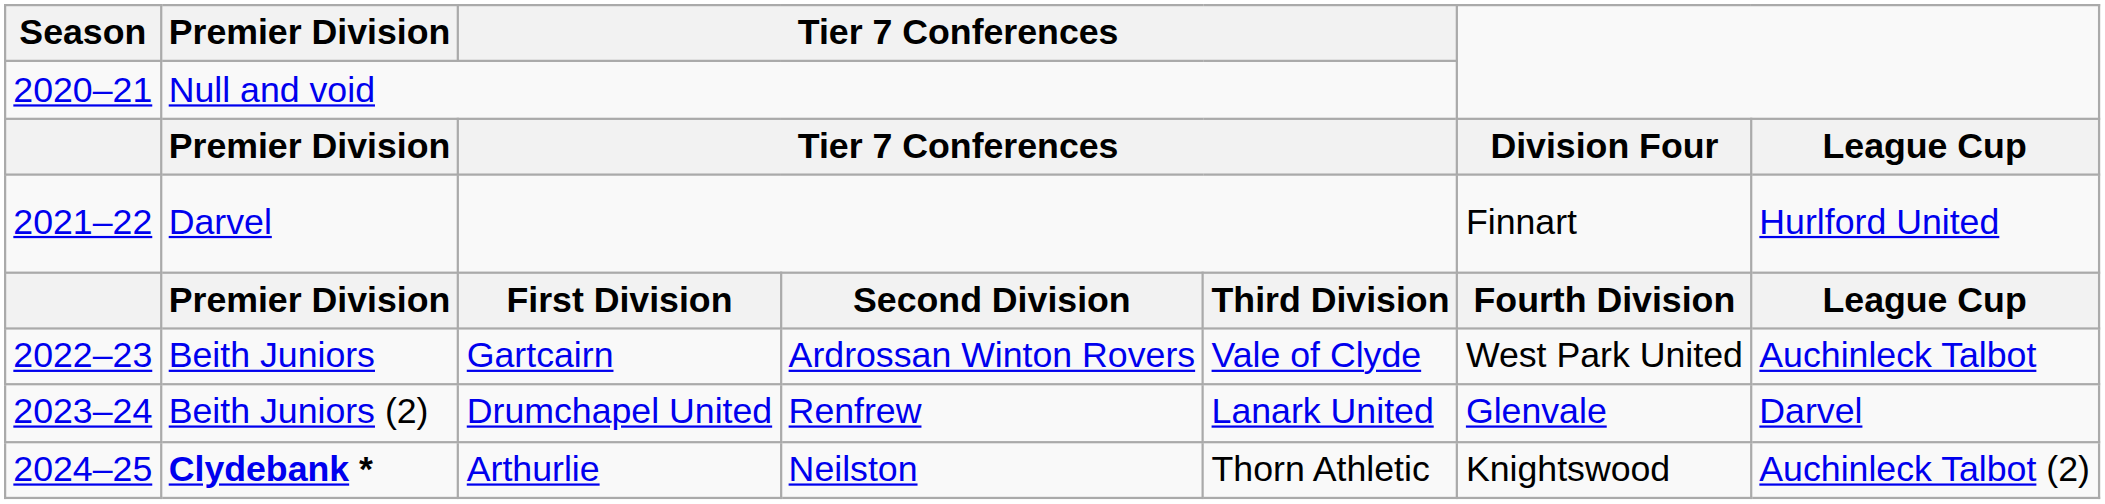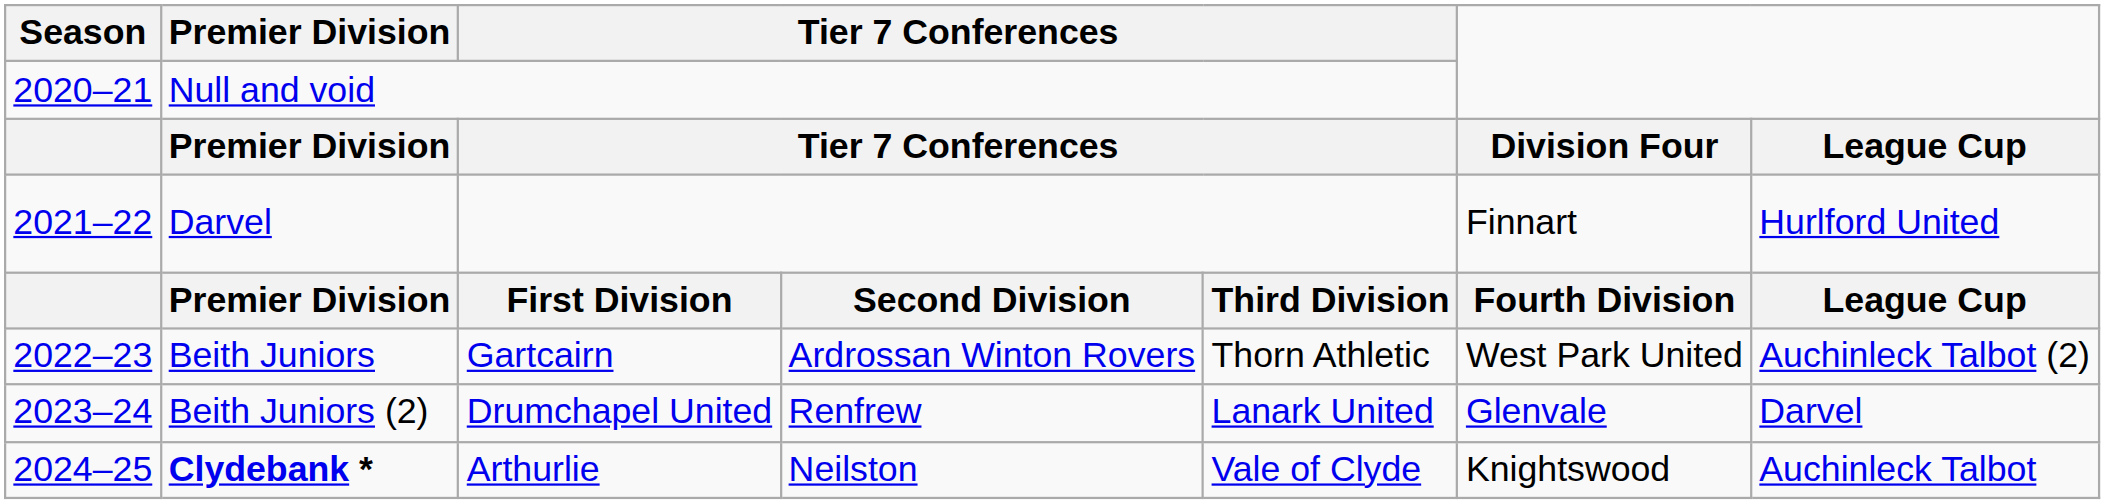(1316, 355) Vale of Clyde -> (1321, 355) Thorn Athletic
(1898, 355) Auchinleck Talbot -> (1925, 355) Auchinleck Talbot (2)
(1321, 469) Thorn Athletic -> (1316, 469) Vale of Clyde
(1925, 469) Auchinleck Talbot (2) -> (1898, 469) Auchinleck Talbot
